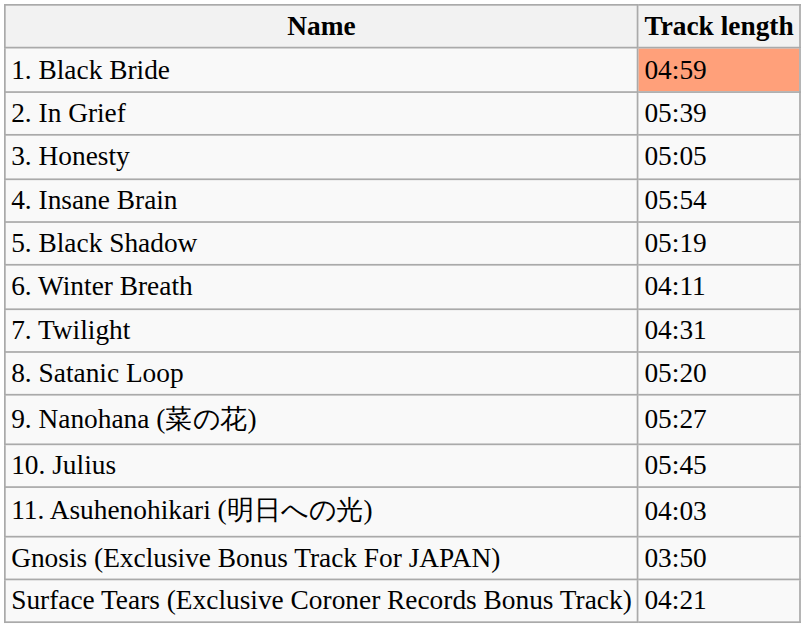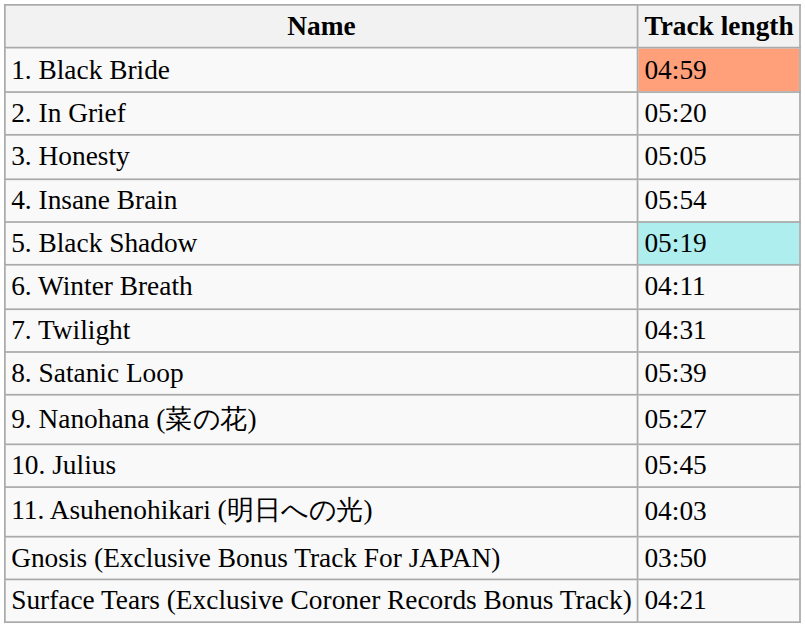(676, 112) 05:39 -> (676, 112) 05:20
(676, 243) no background -> (676, 243) paleturquoise background
(676, 373) 05:20 -> (676, 373) 05:39
